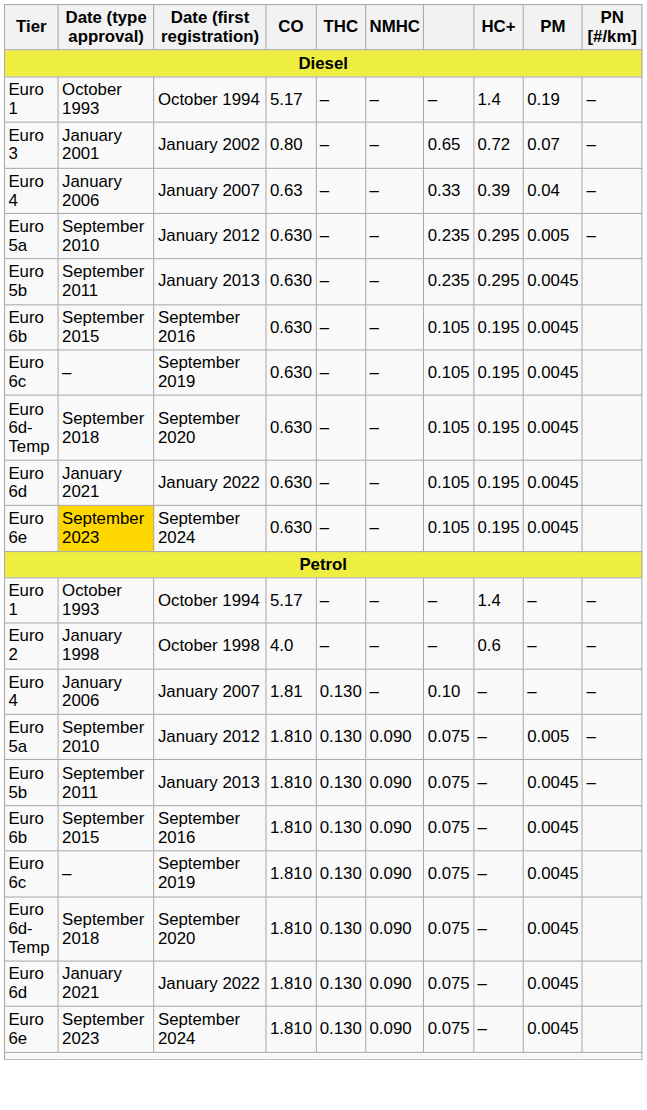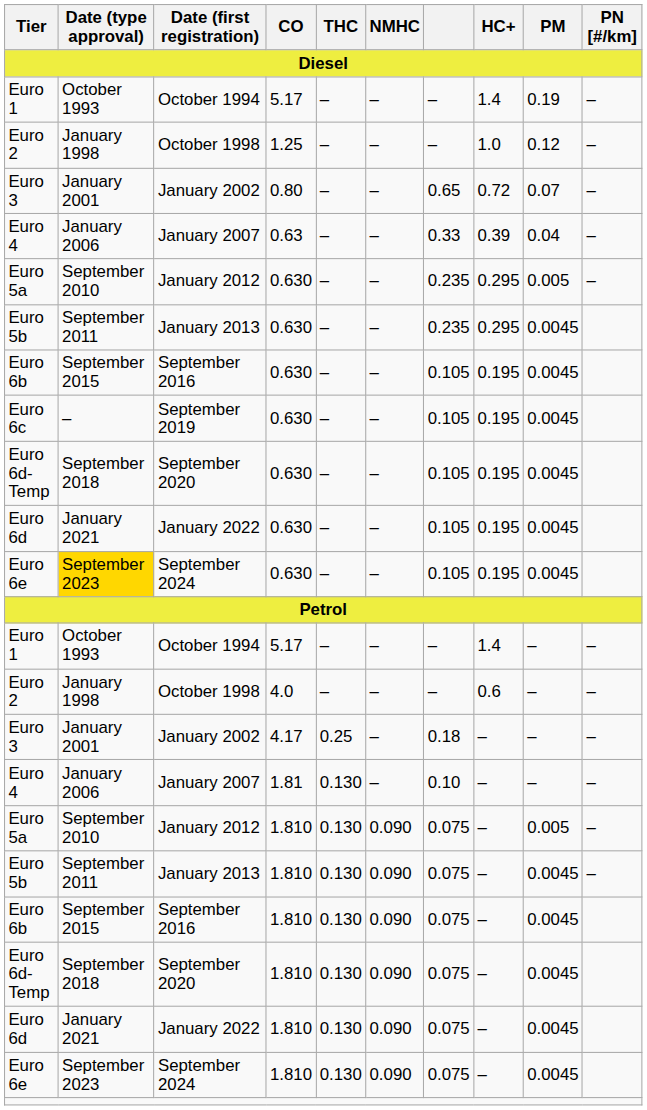+ row: (26, 145)
+ row: (26, 737)
- row: (26, 873)
